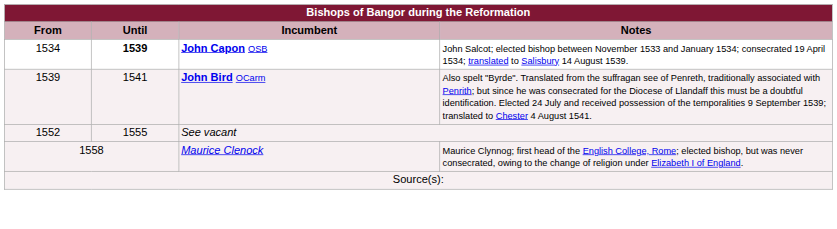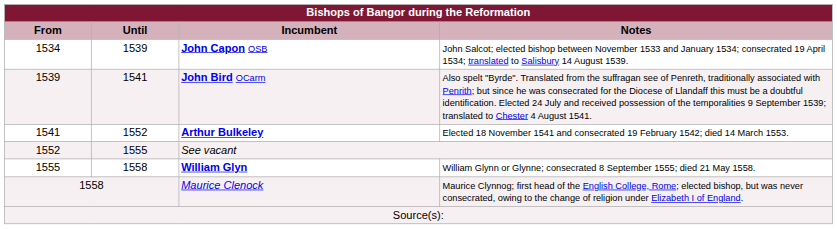(135, 48) bold -> (135, 48) normal
+ row: (222, 132)
+ row: (214, 167)
